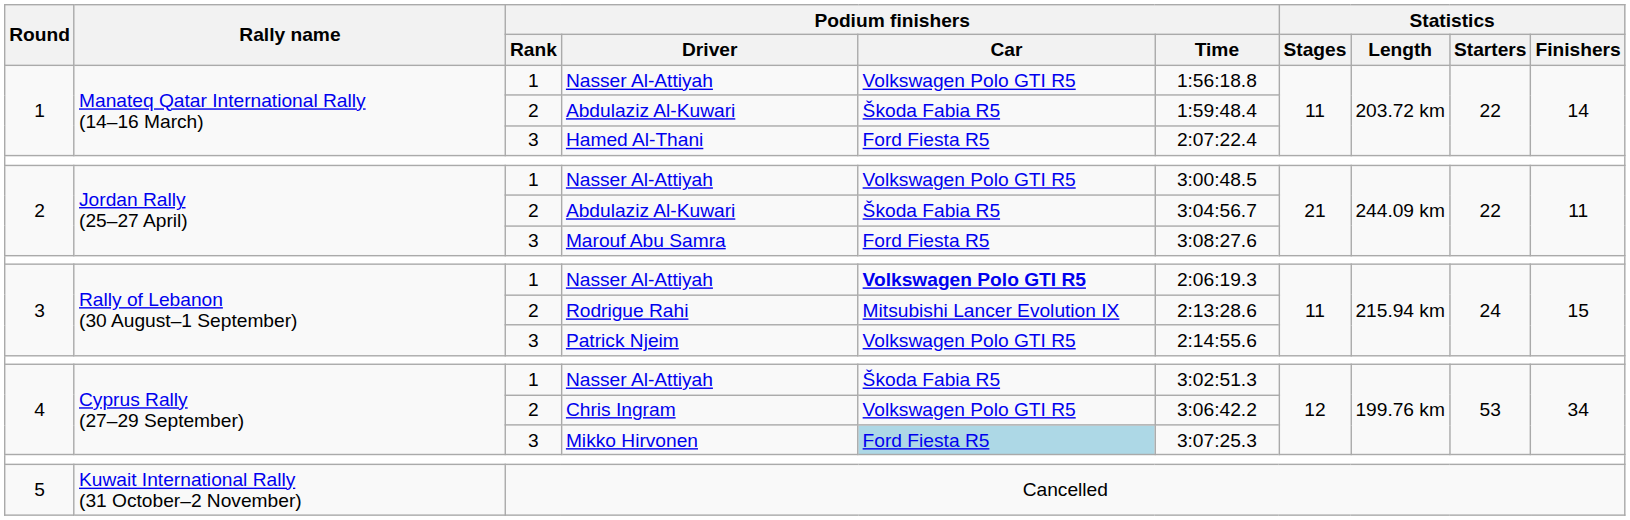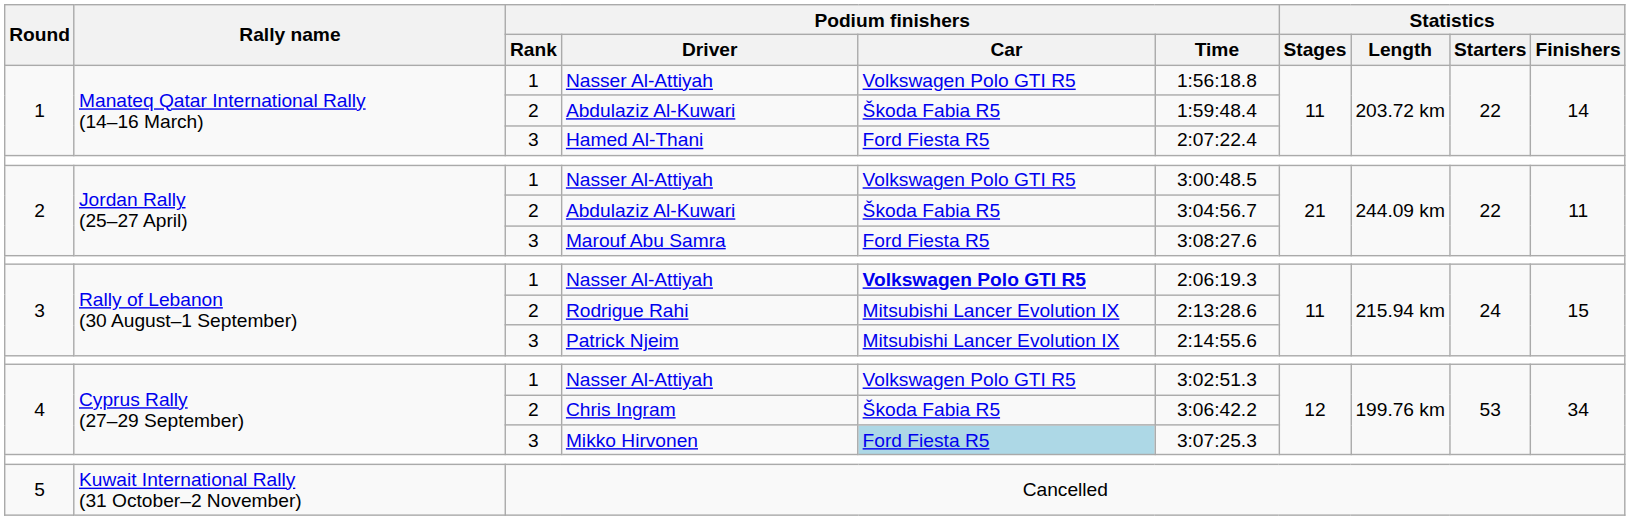(969, 340) Volkswagen Polo GTI R5 -> (991, 340) Mitsubishi Lancer Evolution IX
(931, 379) Škoda Fabia R5 -> (969, 379) Volkswagen Polo GTI R5
(969, 409) Volkswagen Polo GTI R5 -> (931, 409) Škoda Fabia R5
